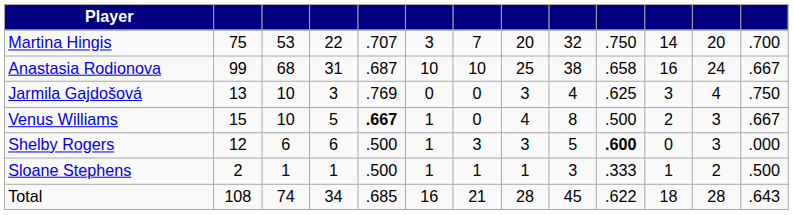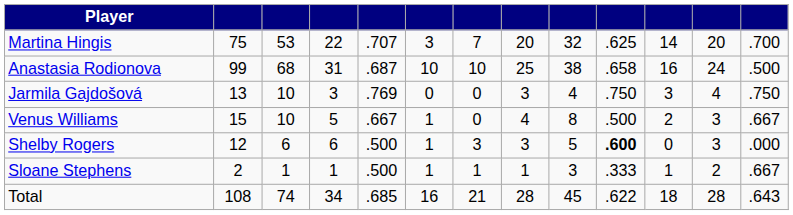(621, 42) .750 -> (621, 42) .625
(764, 68) .667 -> (764, 68) .500
(621, 94) .625 -> (621, 94) .750
(381, 119) bold -> (381, 119) normal
(764, 171) .500 -> (764, 171) .667
